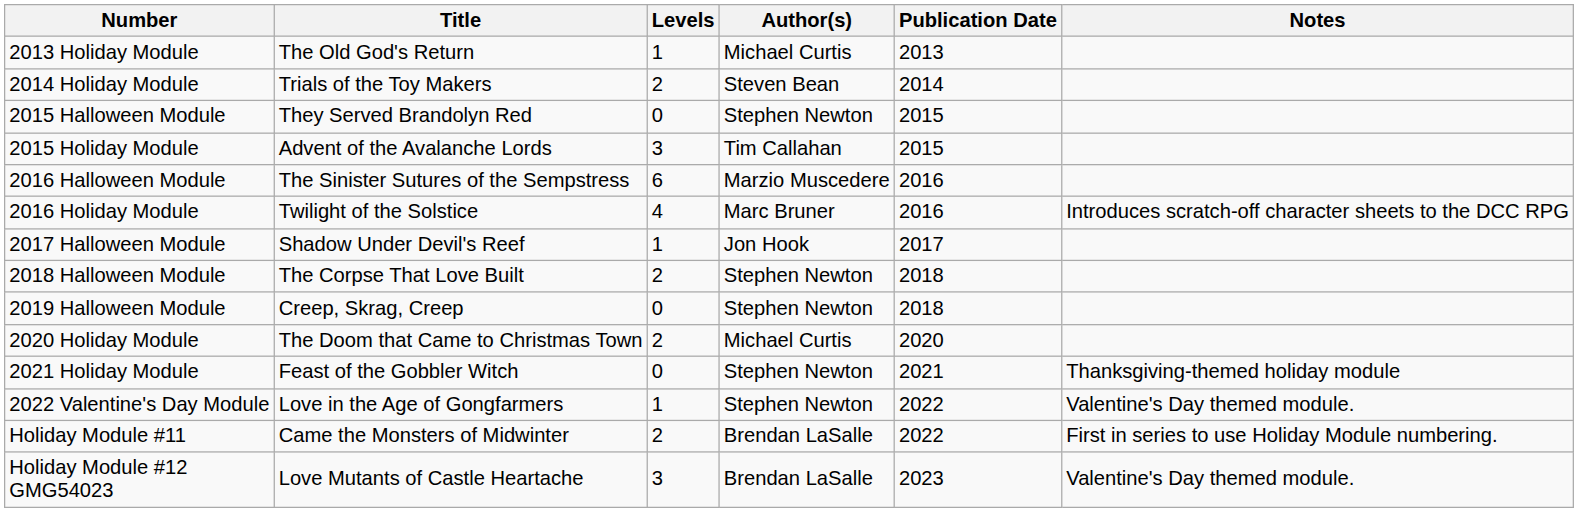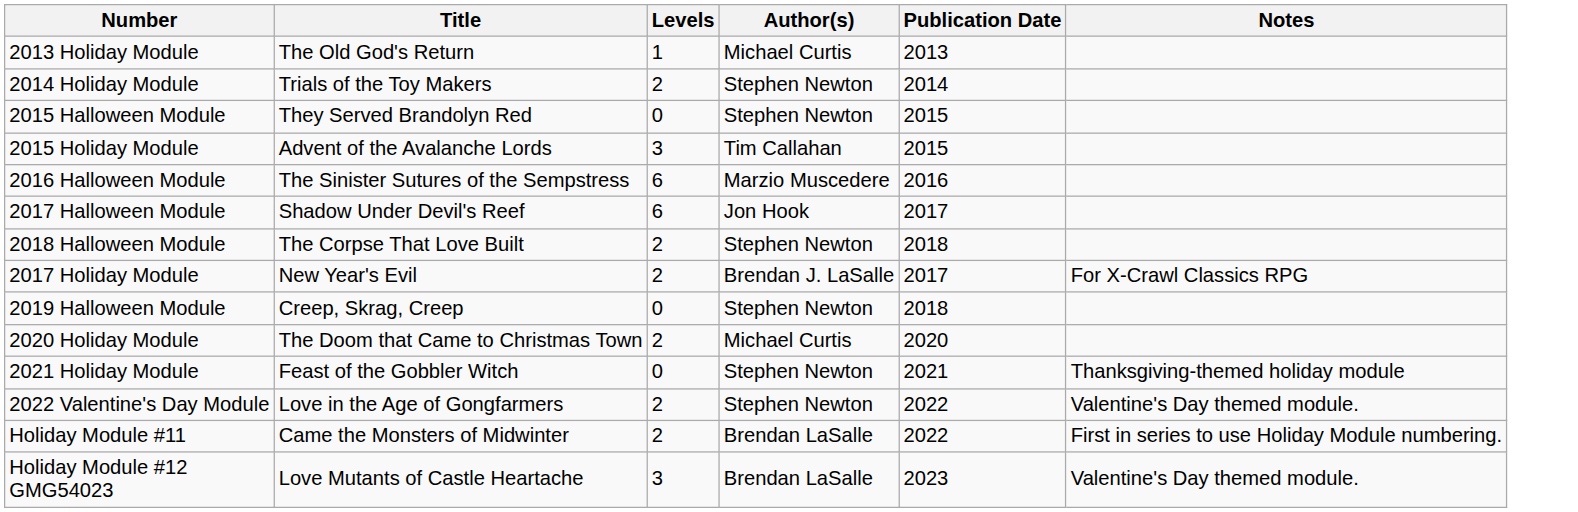(782, 84) Steven Bean -> (798, 84) Stephen Newton
- row: (104, 212)
(657, 244) 1 -> (657, 212) 6
+ row: (104, 276)
(657, 404) 1 -> (657, 404) 2
